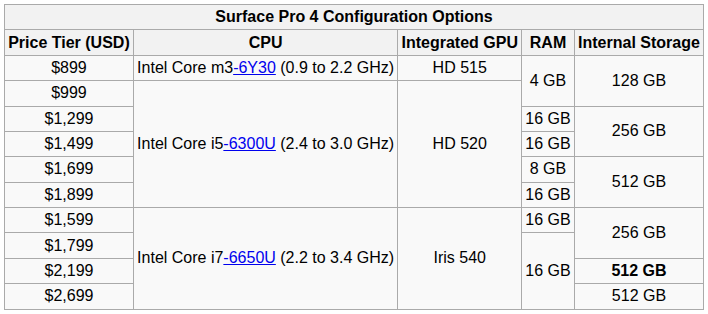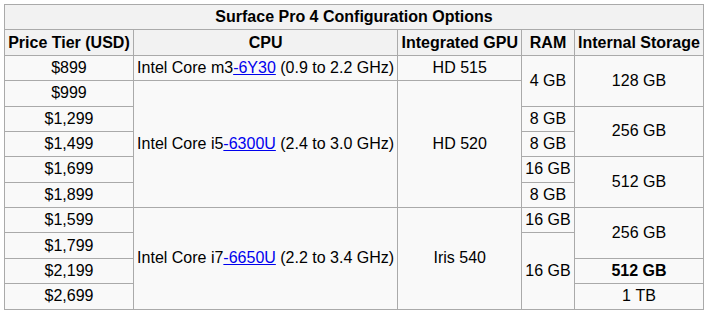(548, 118) 16 GB -> (548, 118) 8 GB
(548, 144) 16 GB -> (548, 144) 8 GB
(548, 169) 8 GB -> (548, 169) 16 GB
(548, 194) 16 GB -> (548, 194) 8 GB
(639, 296) 512 GB -> (639, 296) 1 TB
